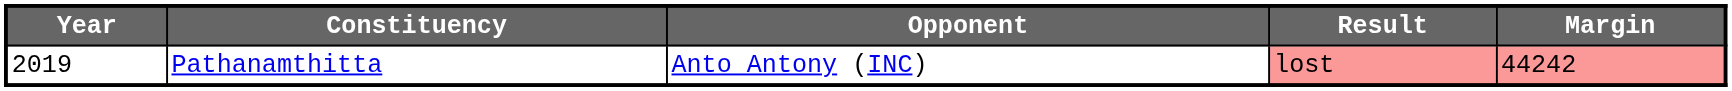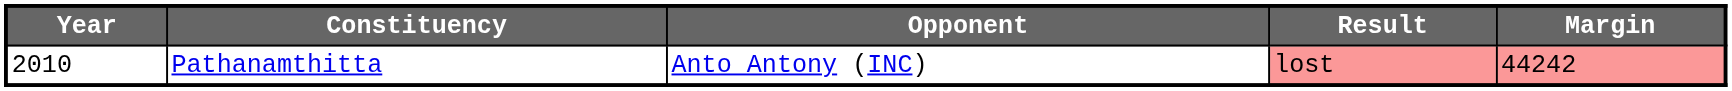(42, 65) 2019 -> (42, 65) 2010
